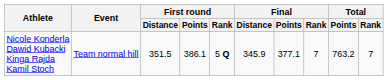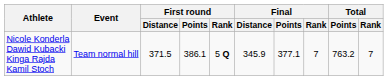(160, 54) 351.5 -> (160, 54) 371.5
